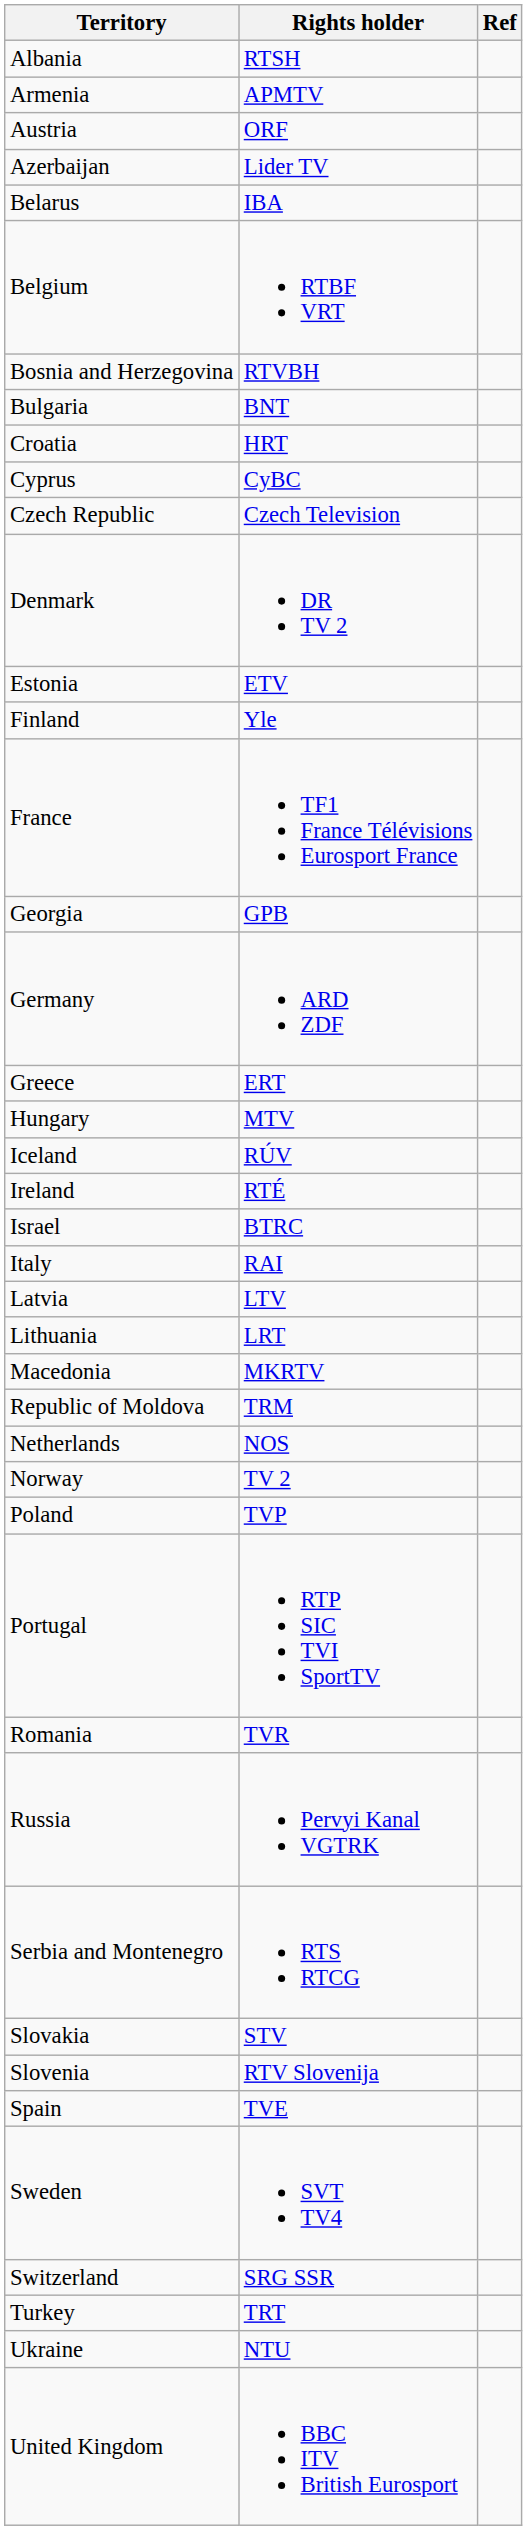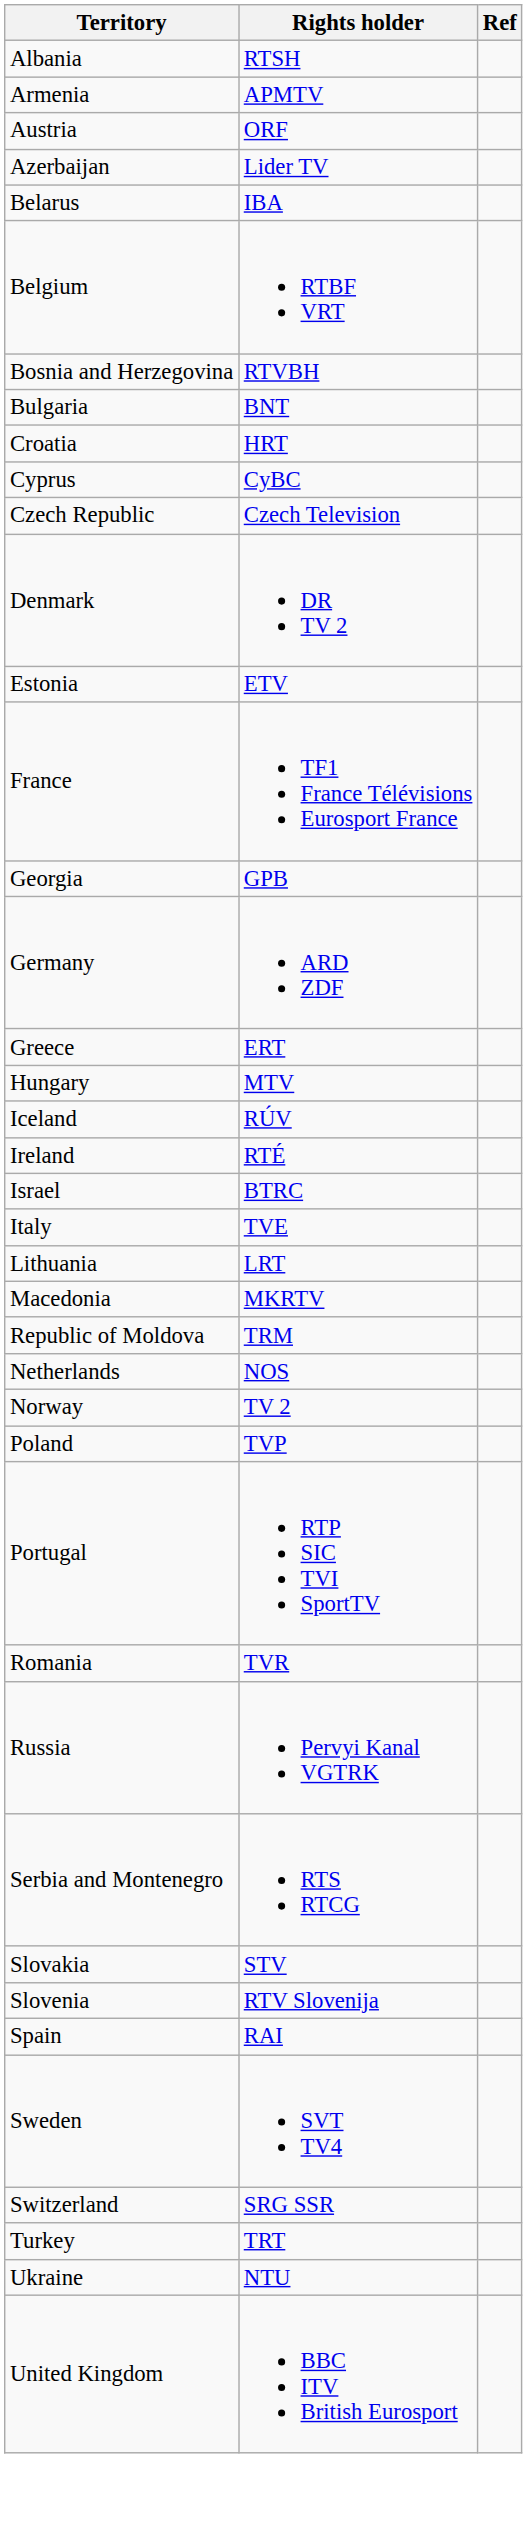- row: (45, 720)
(263, 1263) RAI -> (266, 1227) TVE
- row: (39, 1299)
(266, 2108) TVE -> (263, 2036) RAI
